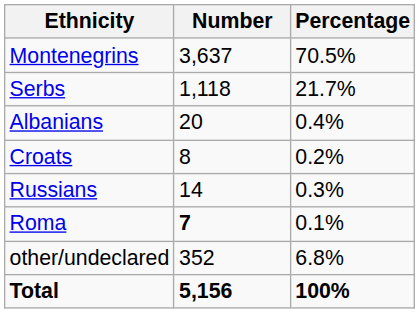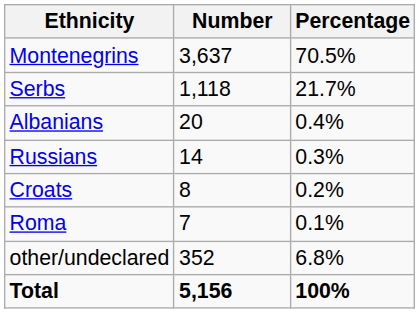rows swapped: (53, 190) <-> (41, 156)
(185, 223) bold -> (185, 223) normal
